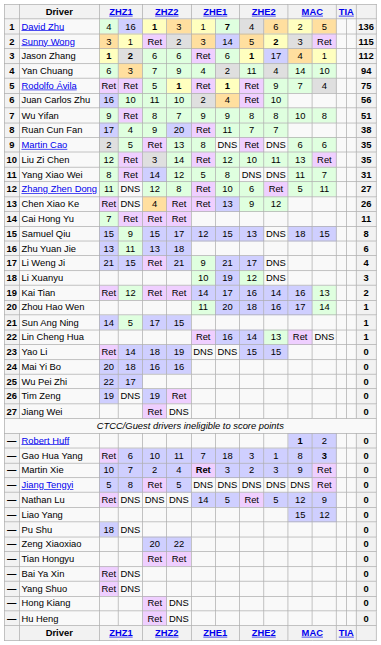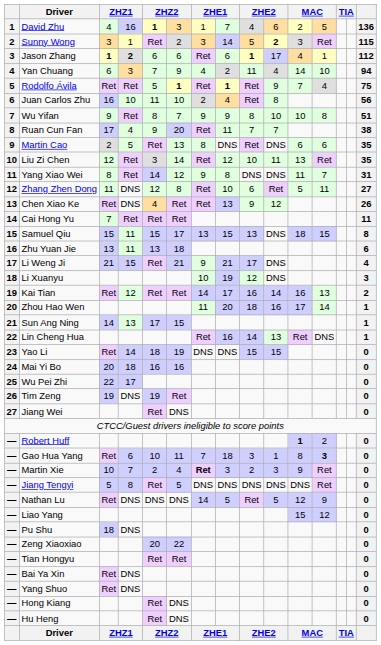(227, 26) bold -> (227, 26) normal
(276, 100) 10 -> (276, 100) 8
(276, 115) 8 -> (276, 115) 10
(203, 174) 5 -> (203, 174) 9
(130, 233) 9 -> (130, 233) 11
(203, 233) 12 -> (203, 233) 13
(130, 322) 5 -> (130, 322) 13
